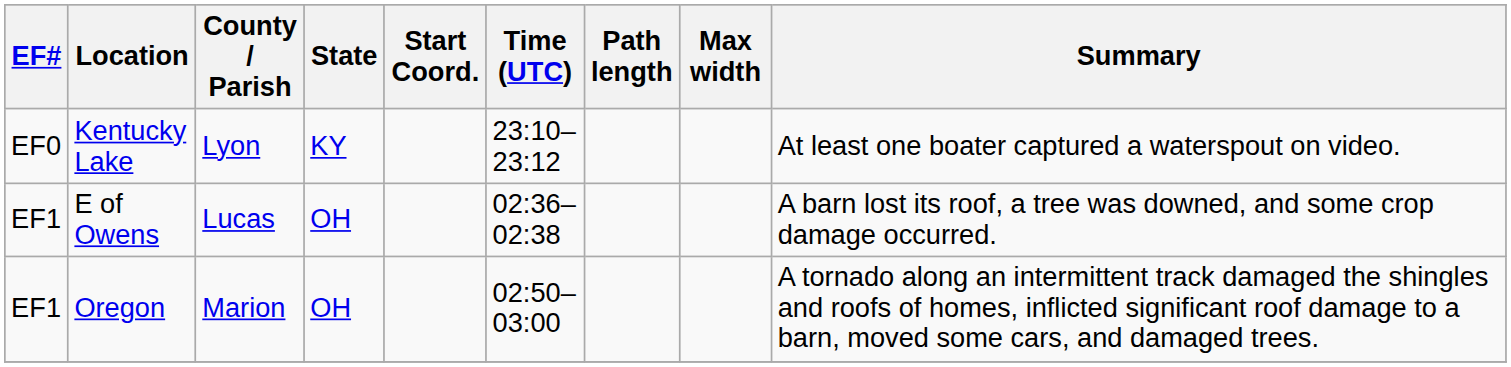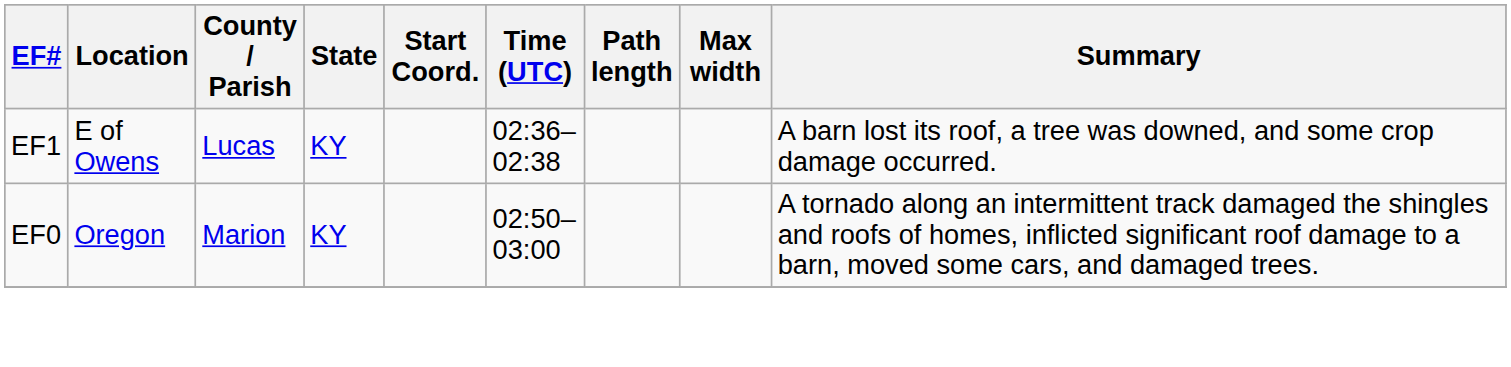- row: (130, 145)
(331, 219) OH -> (328, 145) KY
(36, 308) EF1 -> (36, 234) EF0
(331, 308) OH -> (328, 234) KY
